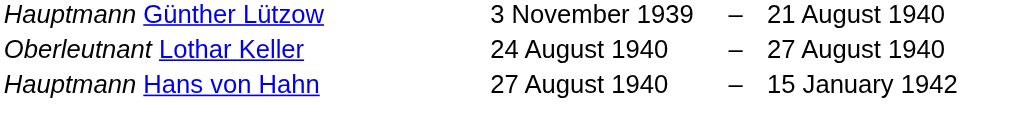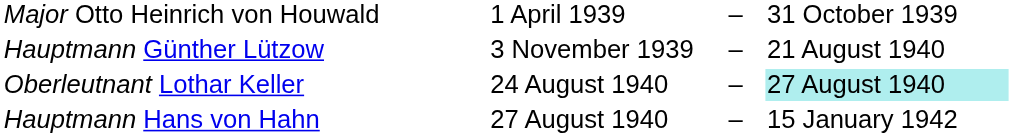+ row: (192, 14)
(856, 49) no background -> (856, 84) paleturquoise background
